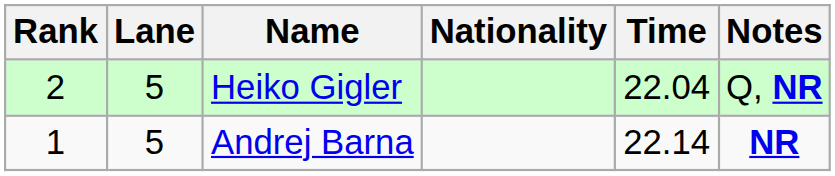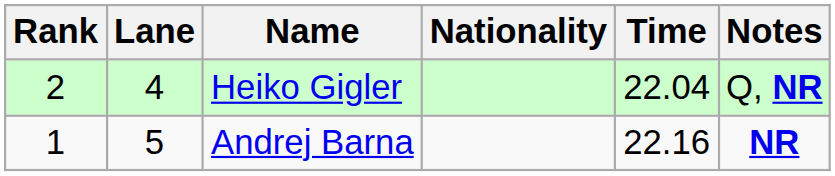(155, 87) 5 -> (155, 87) 4
(667, 142) 22.14 -> (667, 142) 22.16
